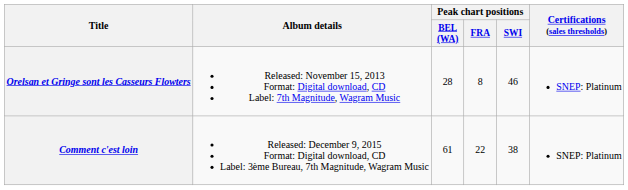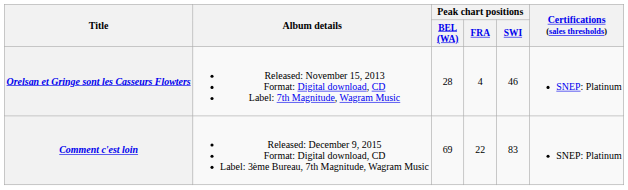(480, 81) 8 -> (480, 81) 4
(448, 150) 61 -> (448, 150) 69
(513, 150) 38 -> (513, 150) 83
